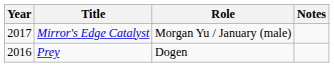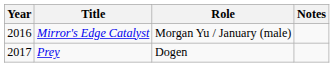(19, 33) 2017 -> (19, 33) 2016
(19, 52) 2016 -> (19, 52) 2017
